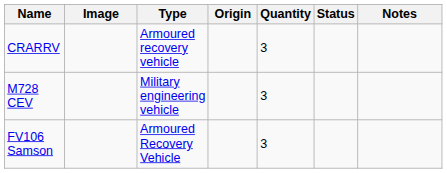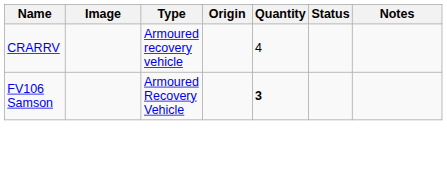(264, 48) 3 -> (259, 48) 4
- row: (23, 96)
(264, 143) normal -> (259, 96) bold
